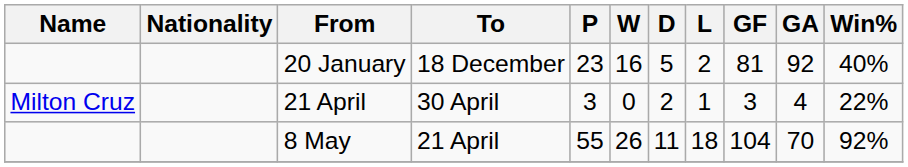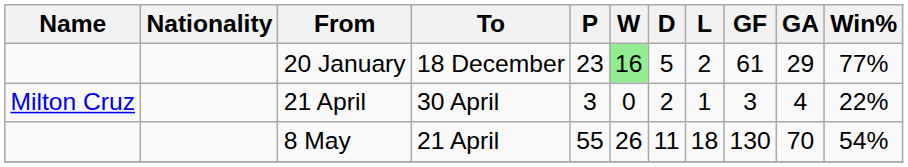(629, 63) no background -> (629, 63) lightgreen background
(750, 63) 81 -> (750, 63) 61
(800, 63) 92 -> (800, 63) 29
(864, 63) 40% -> (864, 63) 77%
(750, 141) 104 -> (750, 141) 130
(864, 141) 92% -> (864, 141) 54%
